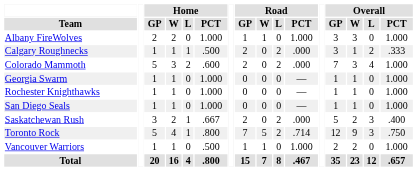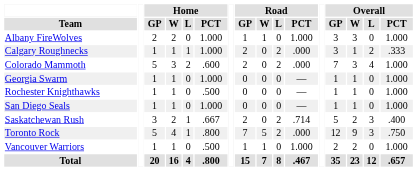(211, 51) .500 -> (211, 51) 1.000
(211, 92) 1.000 -> (211, 92) .500
(301, 119) .000 -> (301, 119) .714
(301, 133) .714 -> (301, 133) .000
